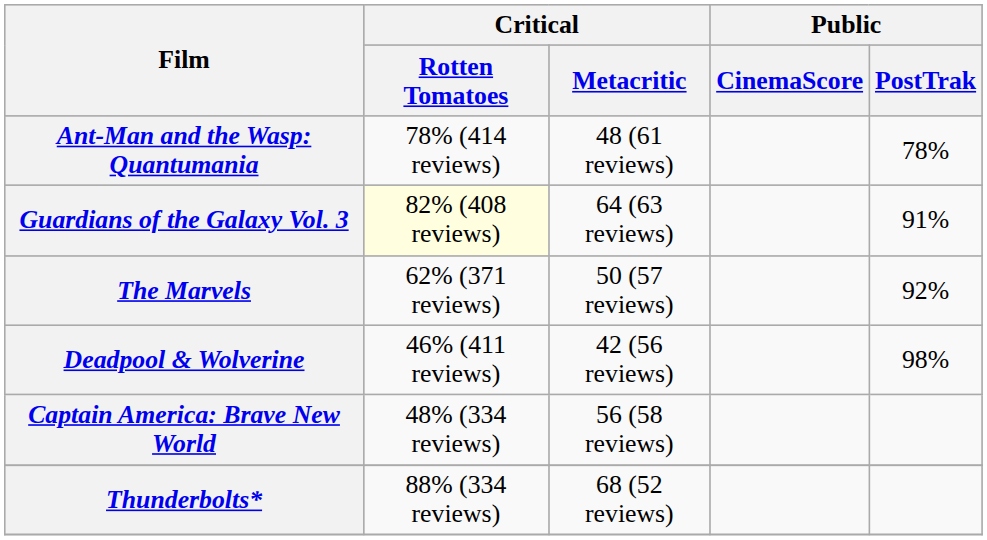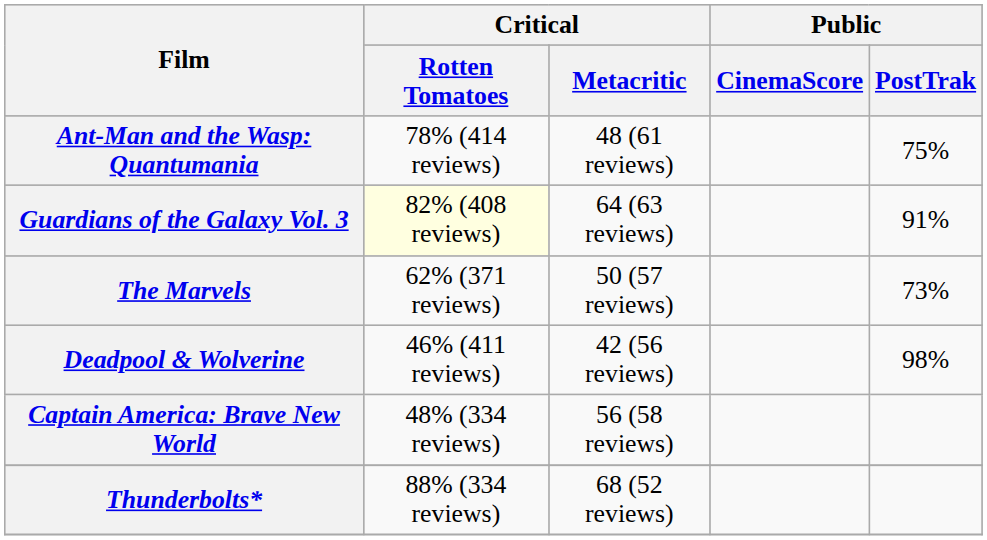(926, 150) 78% -> (926, 150) 75%
(926, 289) 92% -> (926, 289) 73%
